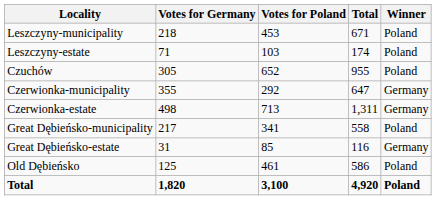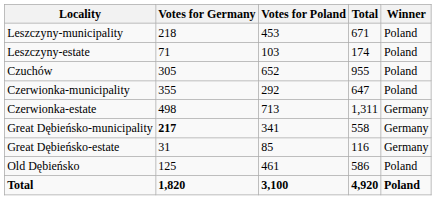(406, 90) Germany -> (401, 90) Poland
(167, 128) normal -> (167, 128) bold
(401, 128) Poland -> (406, 128) Germany
